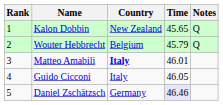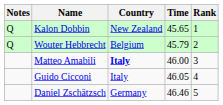columns swapped: (18, 12) <-> (204, 12)
(177, 60) 46.01 -> (178, 60) 46.00
(177, 92) lavender background -> (178, 92) no background
